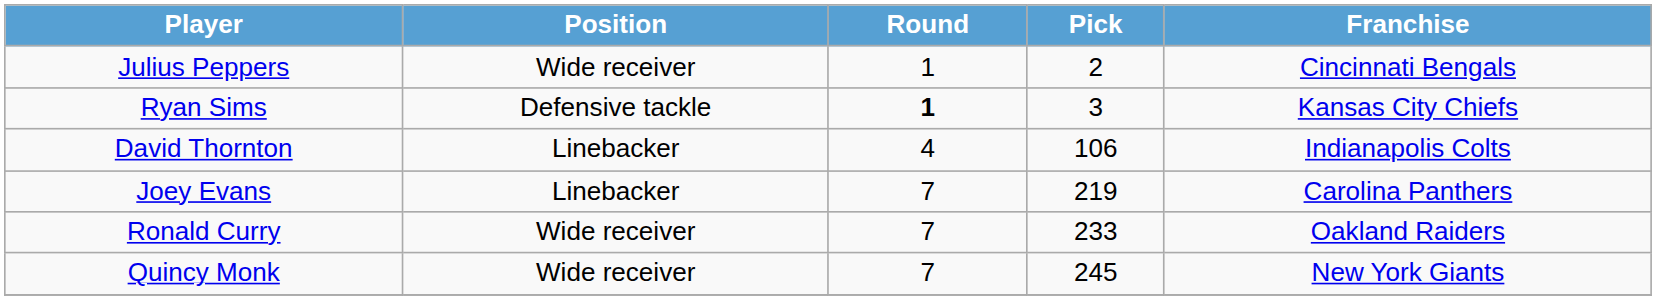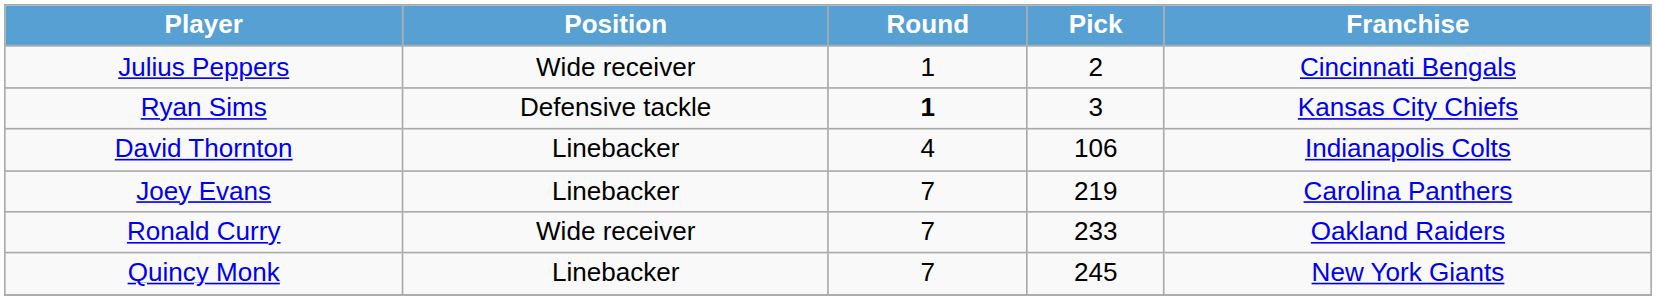(616, 273) Wide receiver -> (616, 273) Linebacker
